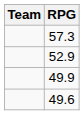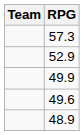+ row: (62, 120)
